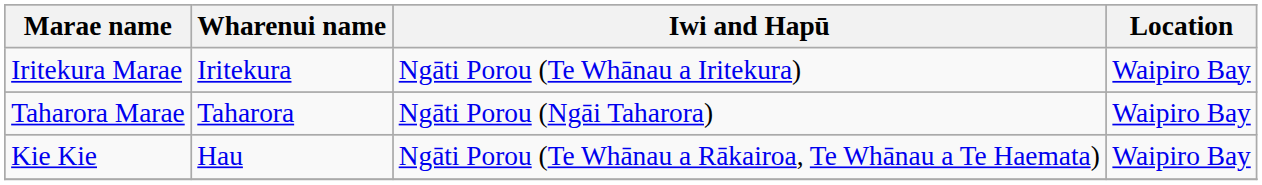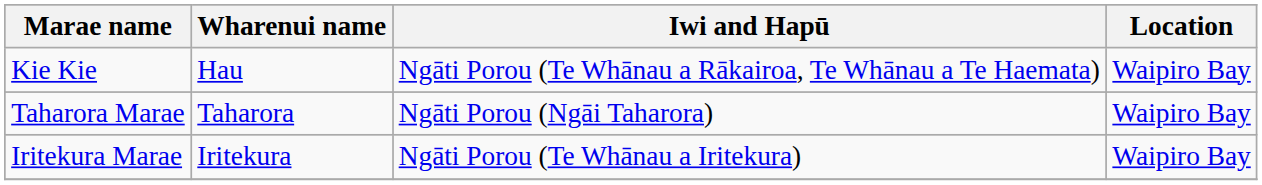rows swapped: (97, 69) <-> (54, 156)
